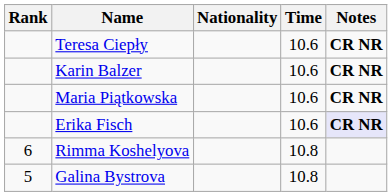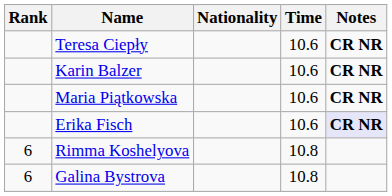(28, 177) 5 -> (28, 177) 6
